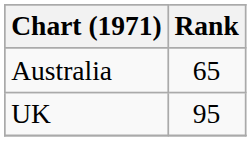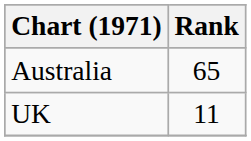(207, 113) 95 -> (207, 113) 11
